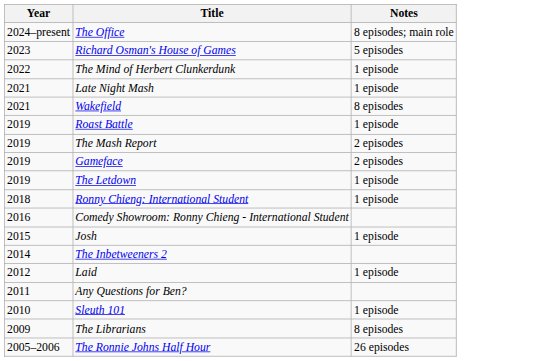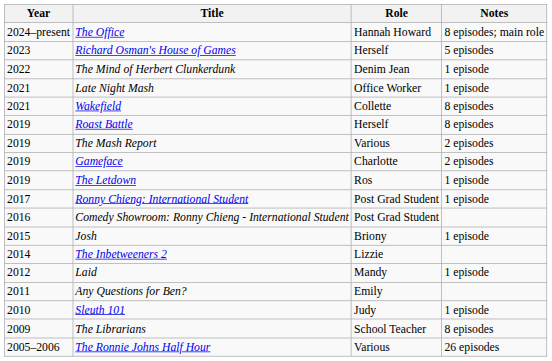+ column: (397, 13)
(376, 124) 1 episode -> (469, 124) 8 episodes
(19, 198) 2018 -> (19, 198) 2017
